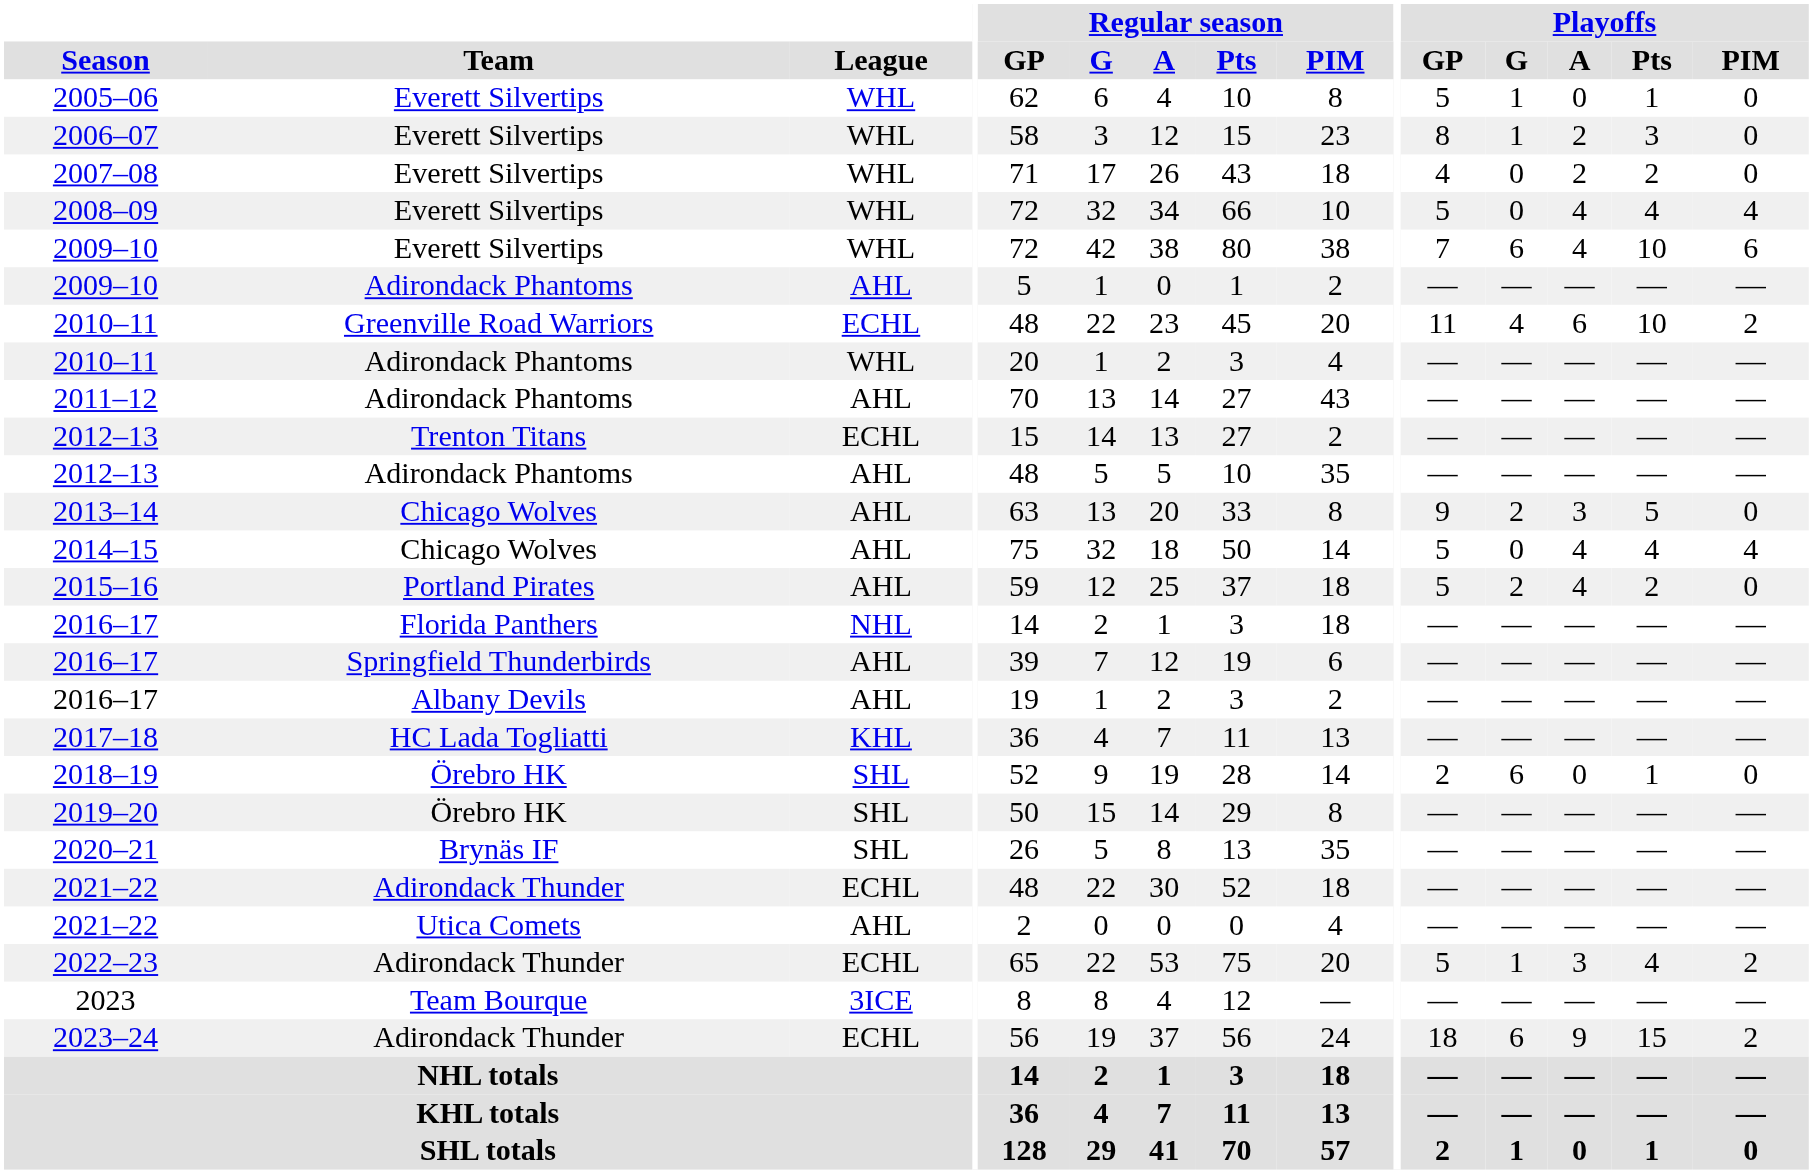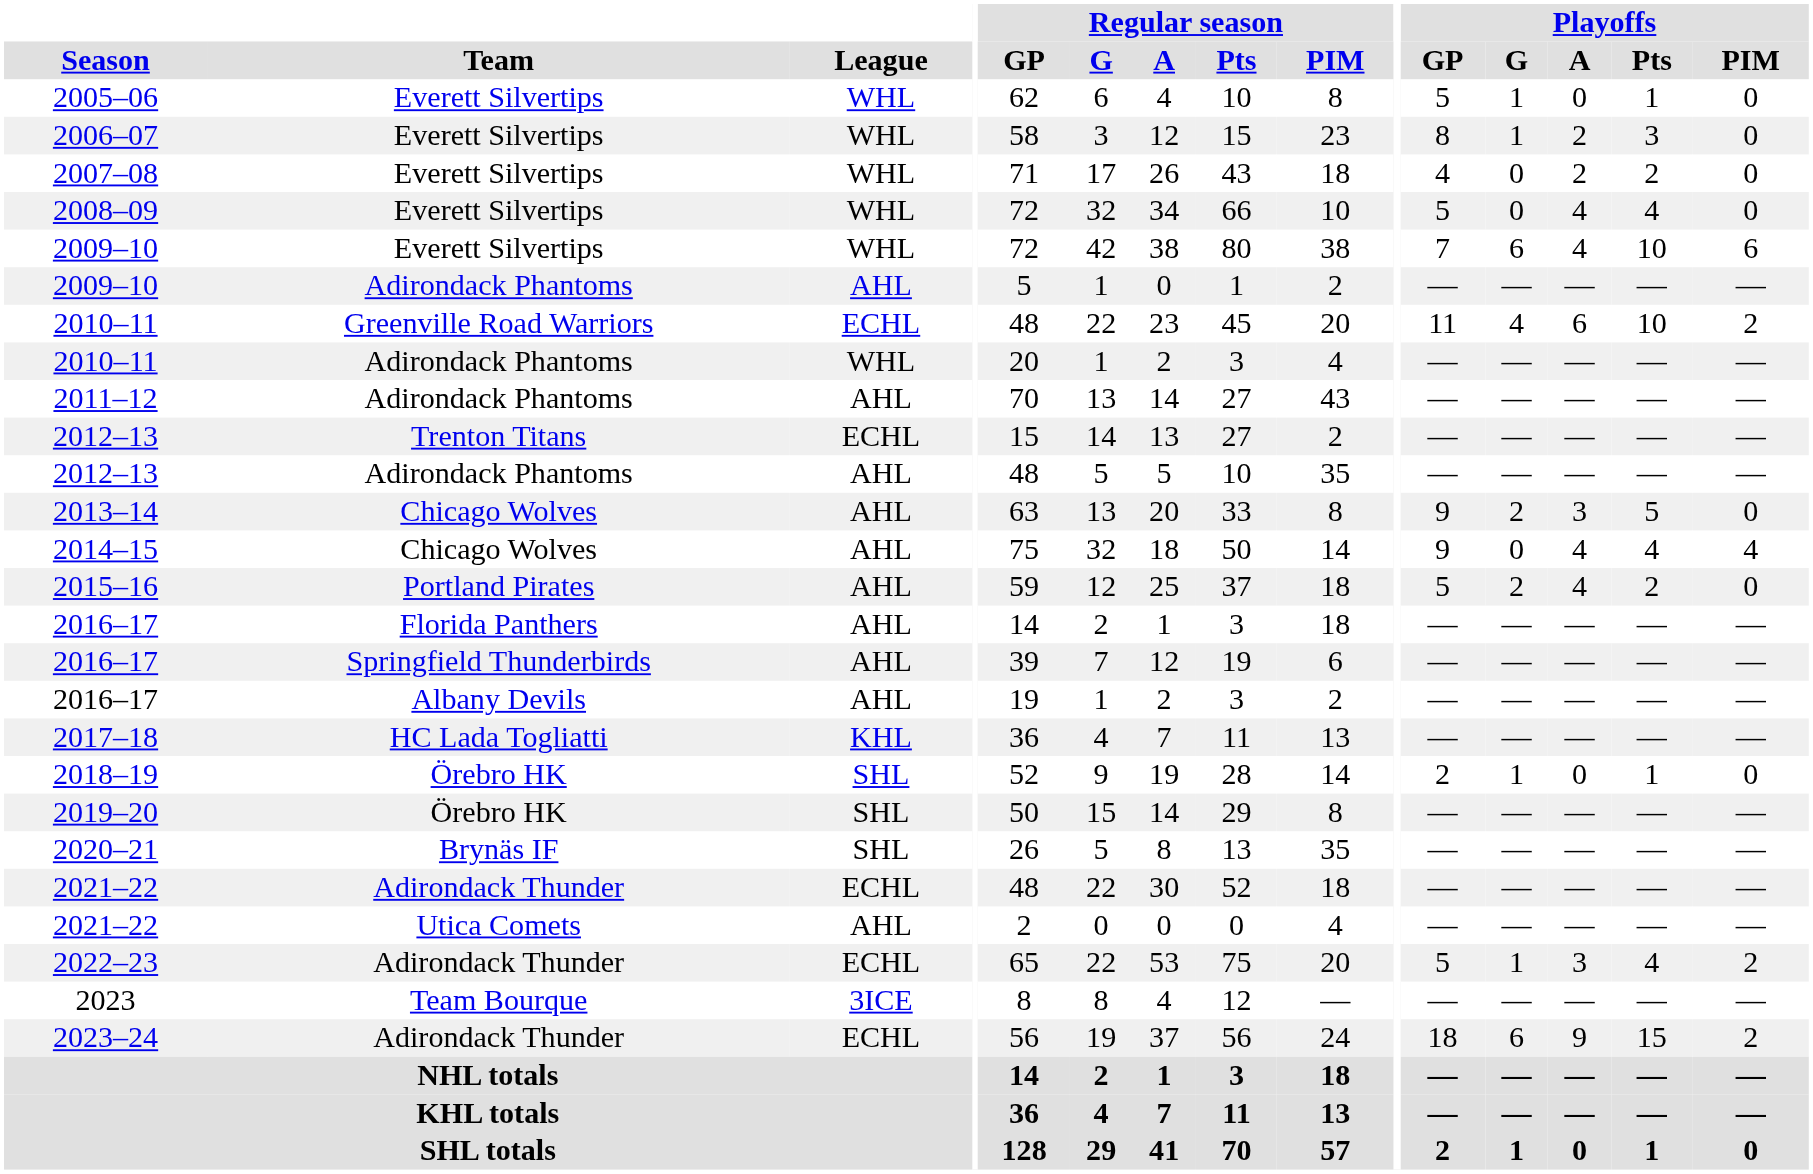(1751, 210) 4 -> (1751, 210) 0
(1443, 548) 5 -> (1443, 548) 9
(881, 623) NHL -> (881, 623) AHL
(1516, 774) 6 -> (1516, 774) 1
